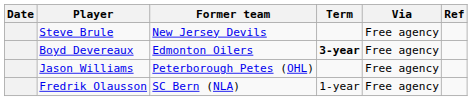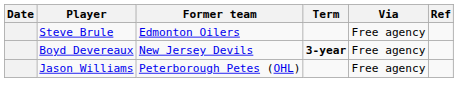(210, 32) New Jersey Devils -> (189, 32) Edmonton Oilers
(203, 50) Edmonton Oilers -> (196, 50) New Jersey Devils
- row: (93, 86)
